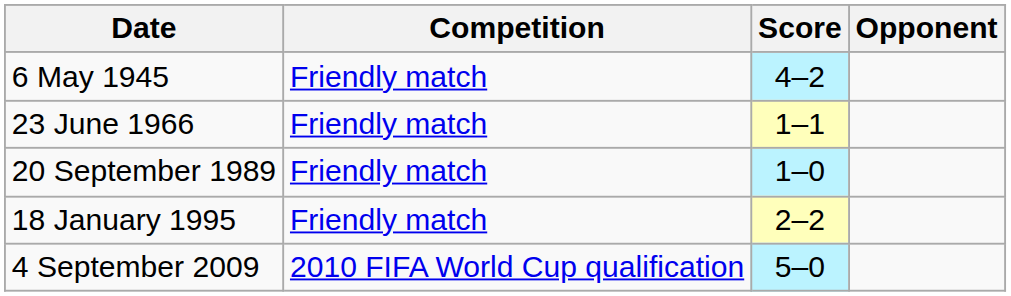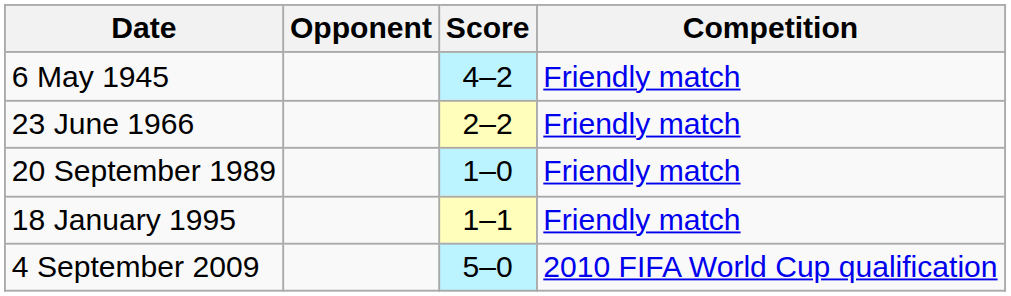columns swapped: (927, 28) <-> (517, 28)
(800, 123) 1–1 -> (488, 123) 2–2
(800, 219) 2–2 -> (488, 219) 1–1
